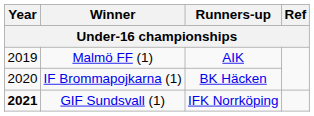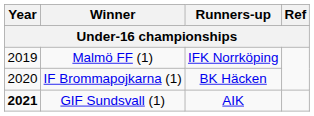(233, 57) AIK -> (233, 57) IFK Norrköping
(233, 100) IFK Norrköping -> (233, 100) AIK
